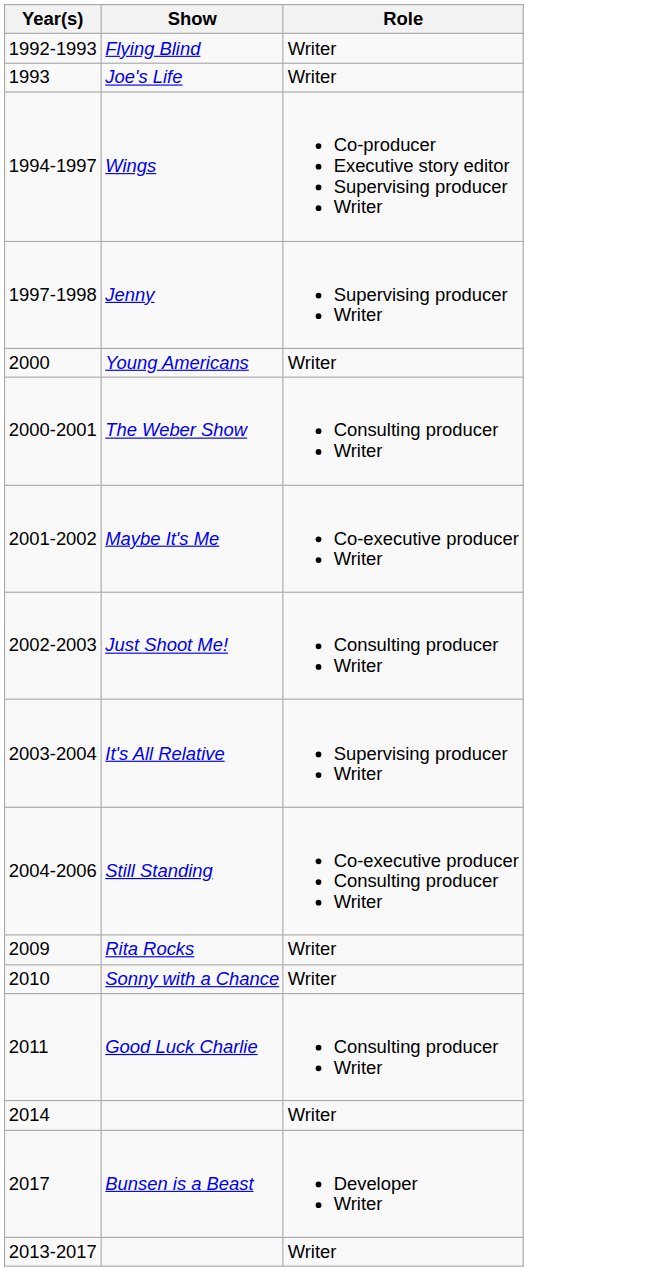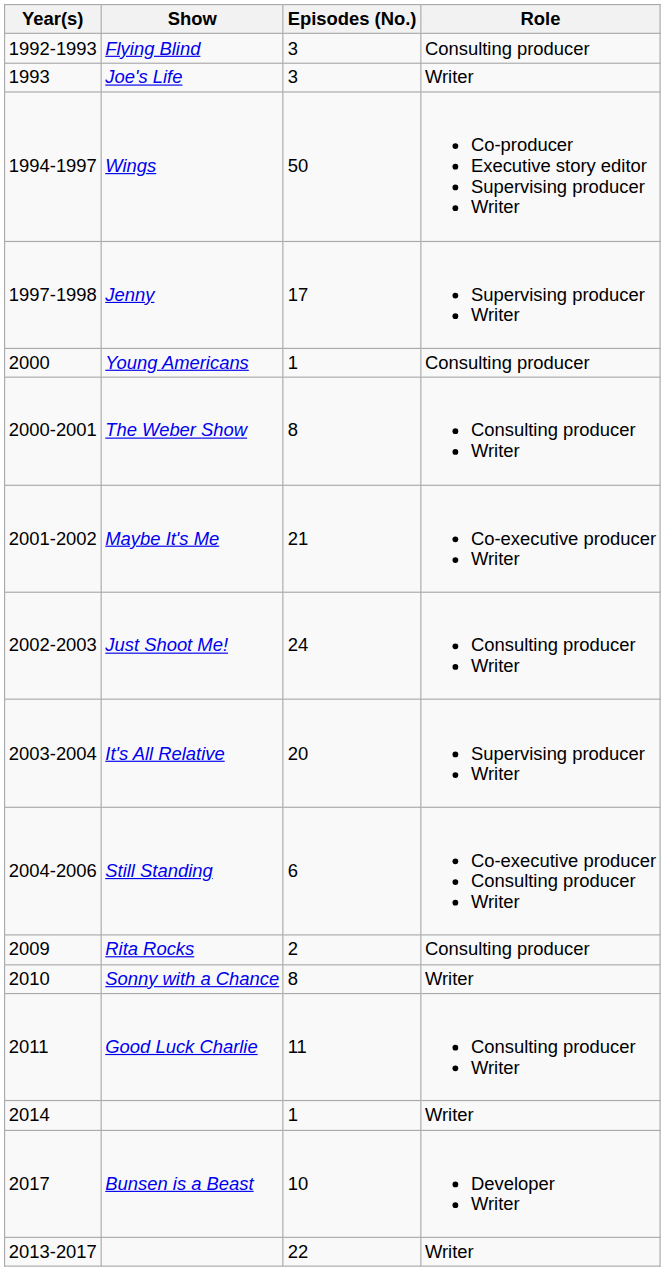+ column: (352, 19)
(312, 48) Writer -> (507, 48) Consulting producer
(312, 362) Writer -> (507, 362) Consulting producer
(312, 949) Writer -> (507, 949) Consulting producer
